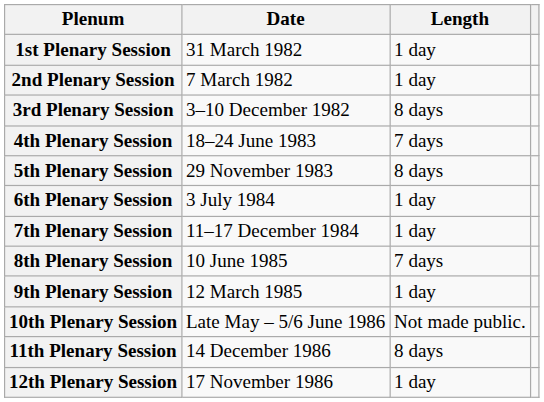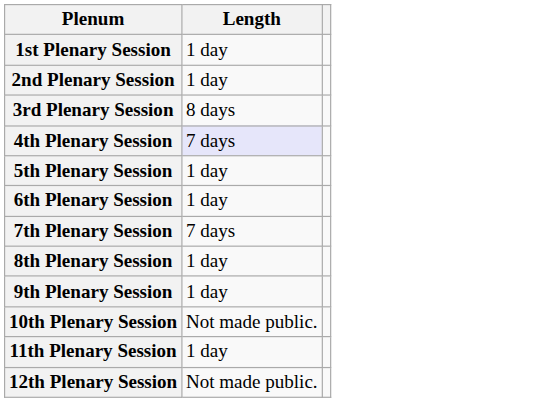- column: (286, 19)
(419, 140) no background -> (211, 140) lavender background
(419, 170) 8 days -> (207, 170) 1 day
(415, 230) 1 day -> (211, 230) 7 days
(419, 261) 7 days -> (207, 261) 1 day
(419, 351) 8 days -> (207, 351) 1 day
(415, 381) 1 day -> (252, 381) Not made public.
